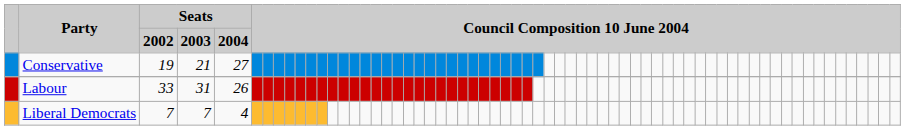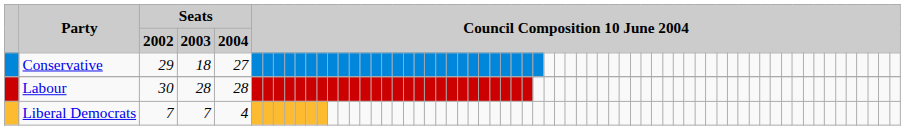(166, 64) 19 -> (166, 64) 29
(203, 64) 21 -> (203, 64) 18
(166, 88) 33 -> (166, 88) 30
(203, 88) 31 -> (203, 88) 28
(241, 88) 26 -> (241, 88) 28
